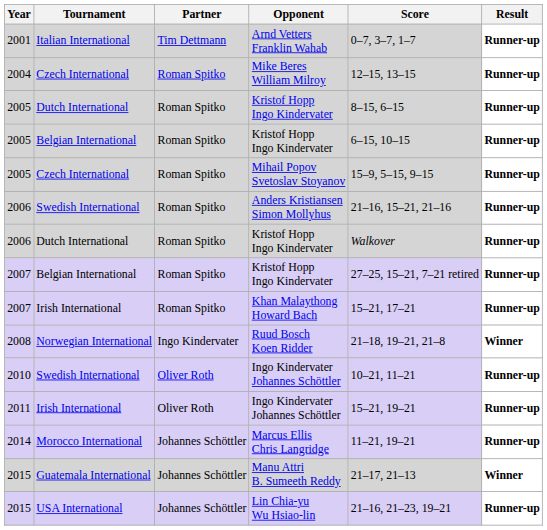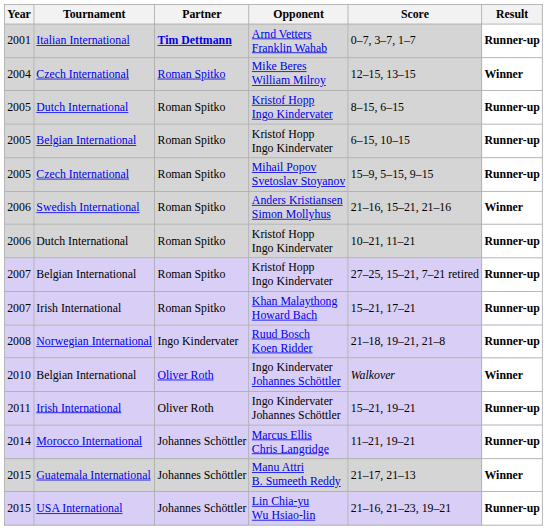(192, 41) normal -> (195, 41) bold
(512, 74) Runner-up -> (504, 74) Winner
(512, 208) Runner-up -> (504, 208) Winner
(373, 241) Walkover -> (383, 241) 10–21, 11–21
(504, 341) Winner -> (512, 341) Runner-up
(88, 375) Swedish International -> (86, 375) Belgian International
(383, 375) 10–21, 11–21 -> (373, 375) Walkover
(512, 375) Runner-up -> (504, 375) Winner
